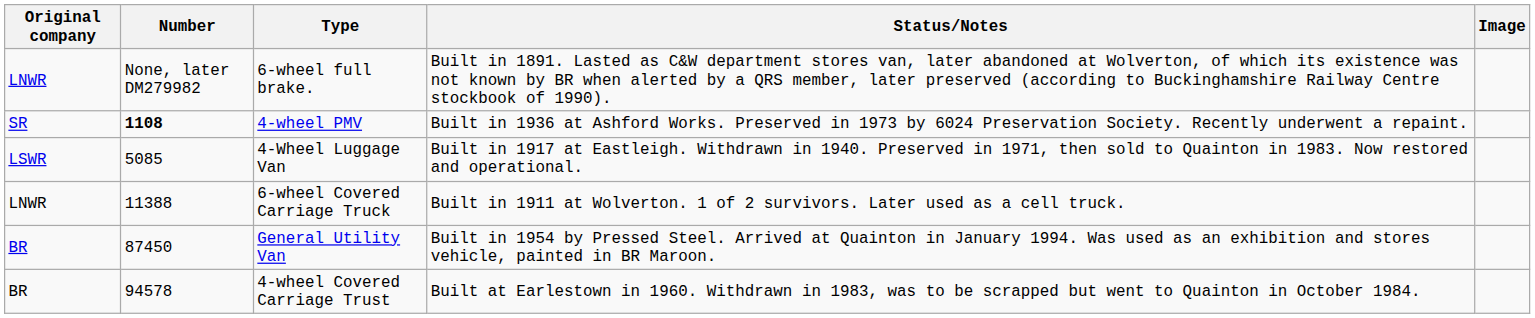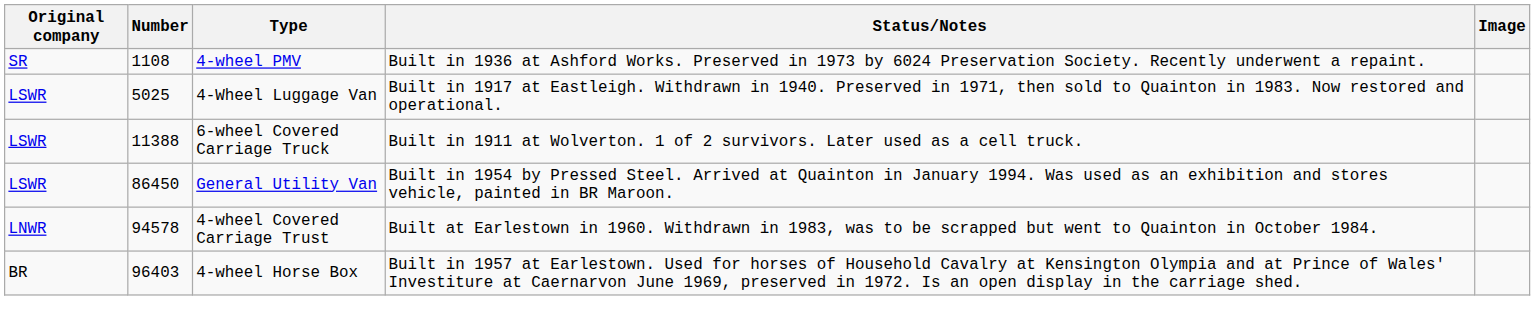- row: (314, 80)
(144, 124) bold -> (151, 62) normal
(144, 159) 5085 -> (151, 97) 5025
(27, 203) LNWR -> (27, 141) LSWR
(18, 247) BR -> (27, 185) LSWR
(149, 247) 87450 -> (155, 185) 86450
(18, 292) BR -> (27, 229) LNWR
+ row: (277, 273)
